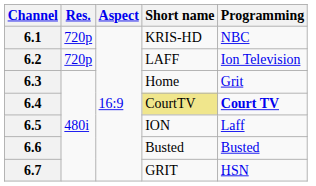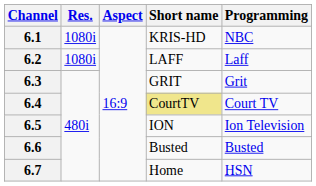(78, 37) 720p -> (80, 37) 1080i
(78, 59) 720p -> (80, 59) 1080i
(261, 59) Ion Television -> (237, 59) Laff
(162, 81) Home -> (165, 81) GRIT
(250, 103) bold -> (251, 103) normal
(233, 125) Laff -> (265, 125) Ion Television
(161, 170) GRIT -> (166, 170) Home
